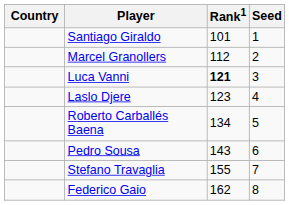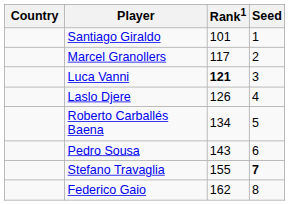(220, 57) 112 -> (220, 57) 117
(220, 96) 123 -> (220, 96) 126
(255, 170) normal -> (255, 170) bold
